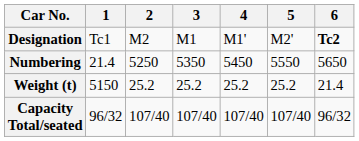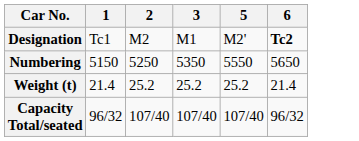- column: (244, 16)
(102, 62) 21.4 -> (104, 62) 5150
(104, 85) 5150 -> (102, 85) 21.4
